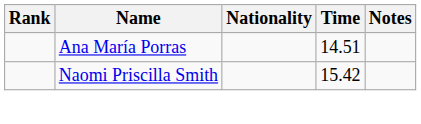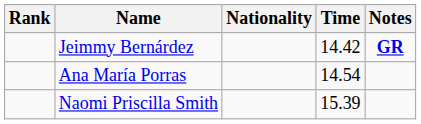+ row: (126, 47)
(340, 47) 14.51 -> (340, 75) 14.54
(340, 75) 15.42 -> (340, 103) 15.39
